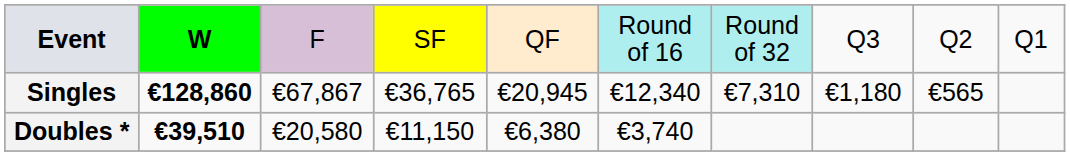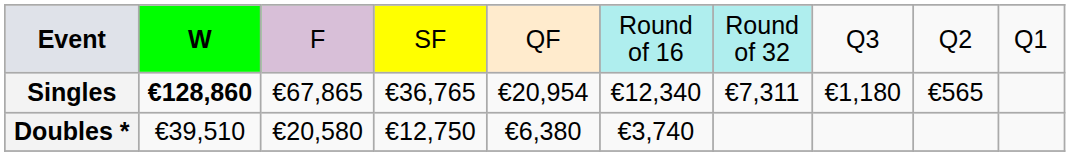(317, 92) €67,867 -> (318, 92) €67,865
(542, 92) €20,945 -> (543, 92) €20,954
(762, 92) €7,310 -> (762, 92) €7,311
(200, 132) bold -> (200, 132) normal
(430, 132) €11,150 -> (430, 132) €12,750
